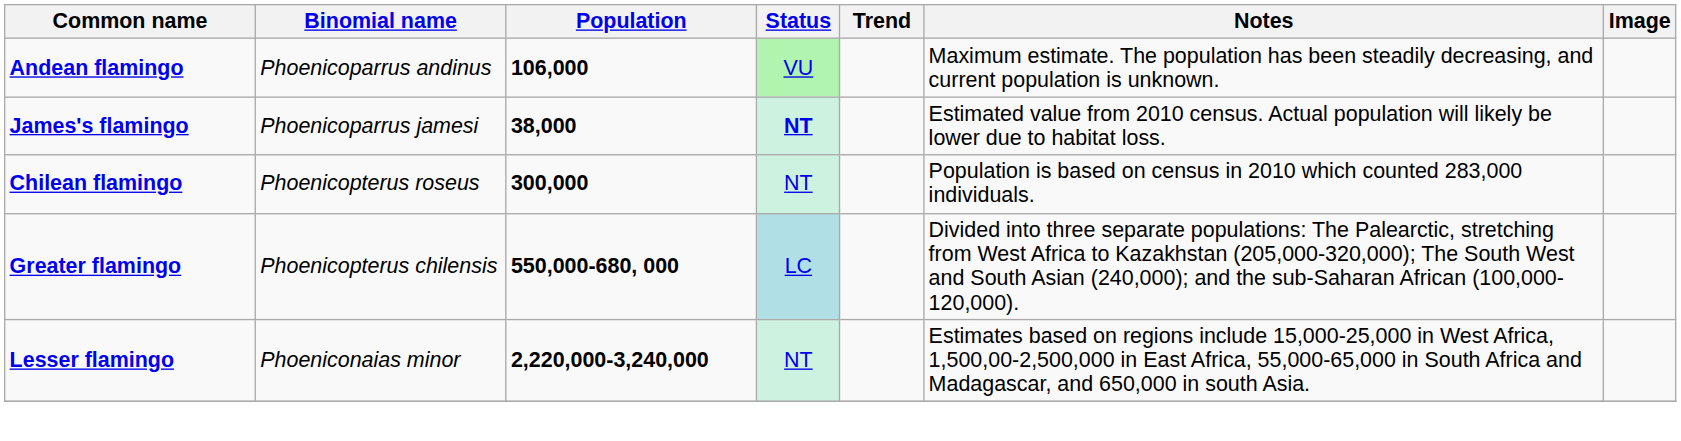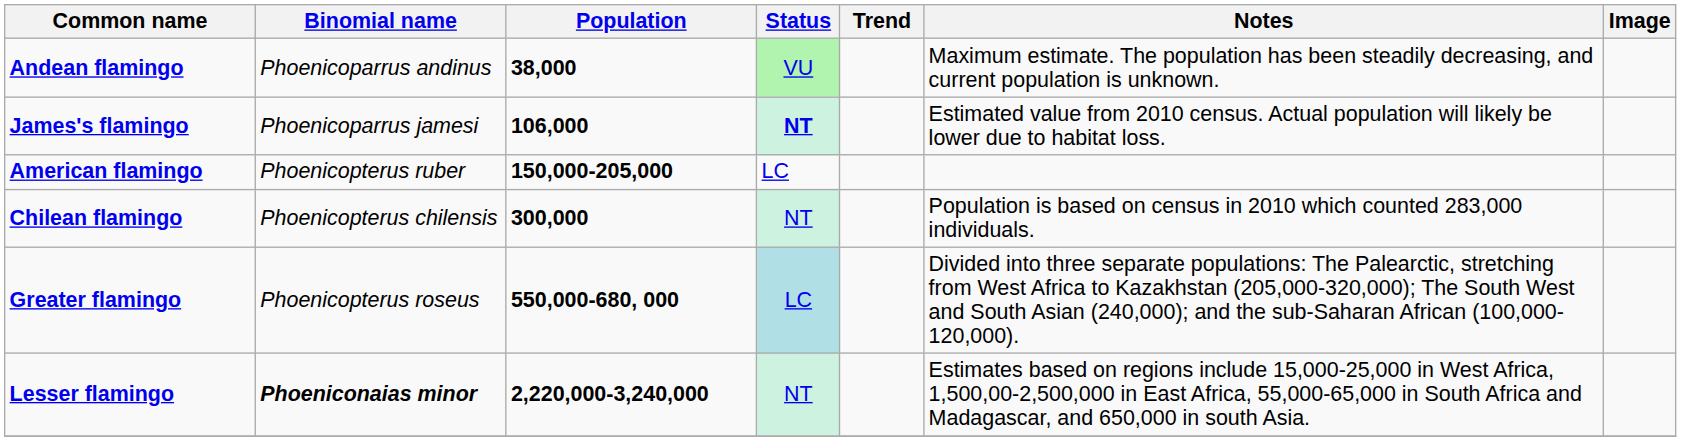(550, 67) 106,000 -> (544, 67) 38,000
(544, 125) 38,000 -> (550, 125) 106,000
+ row: (106, 171)
(370, 183) Phoenicopterus roseus -> (379, 217) Phoenicopterus chilensis
(379, 266) Phoenicopterus chilensis -> (370, 300) Phoenicopterus roseus
(360, 360) normal -> (369, 394) bold
